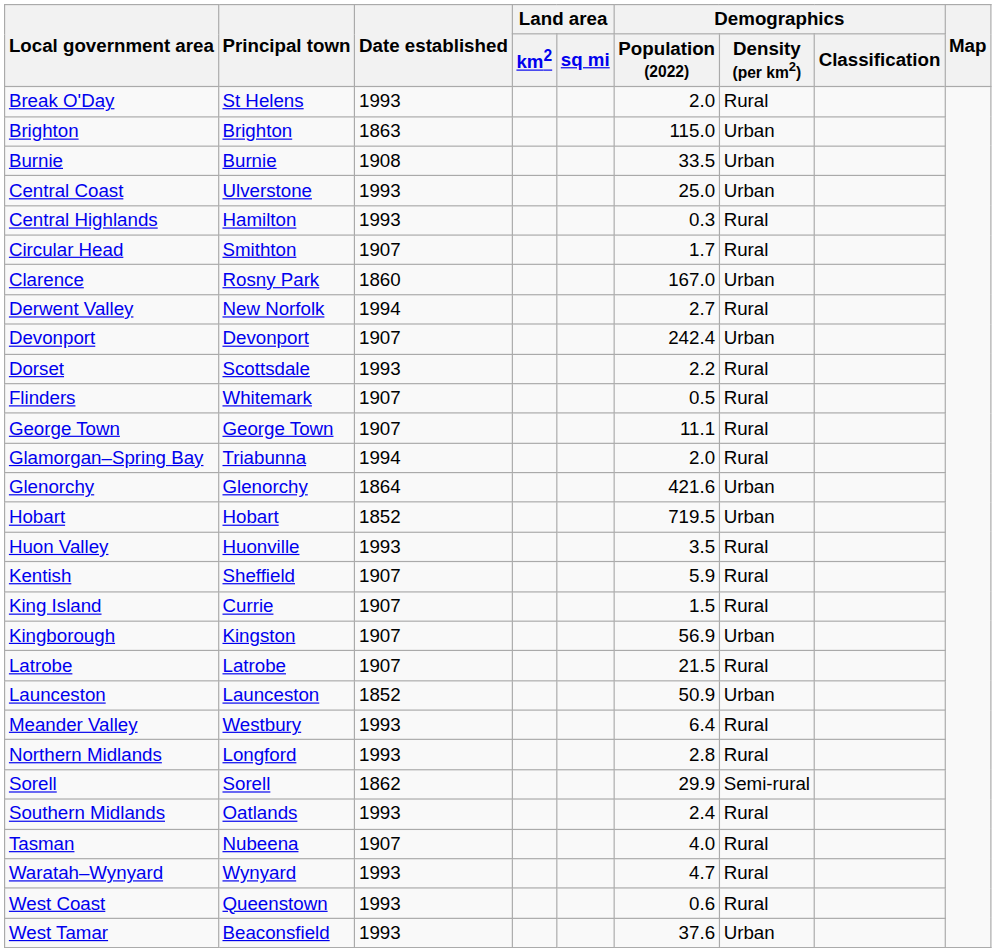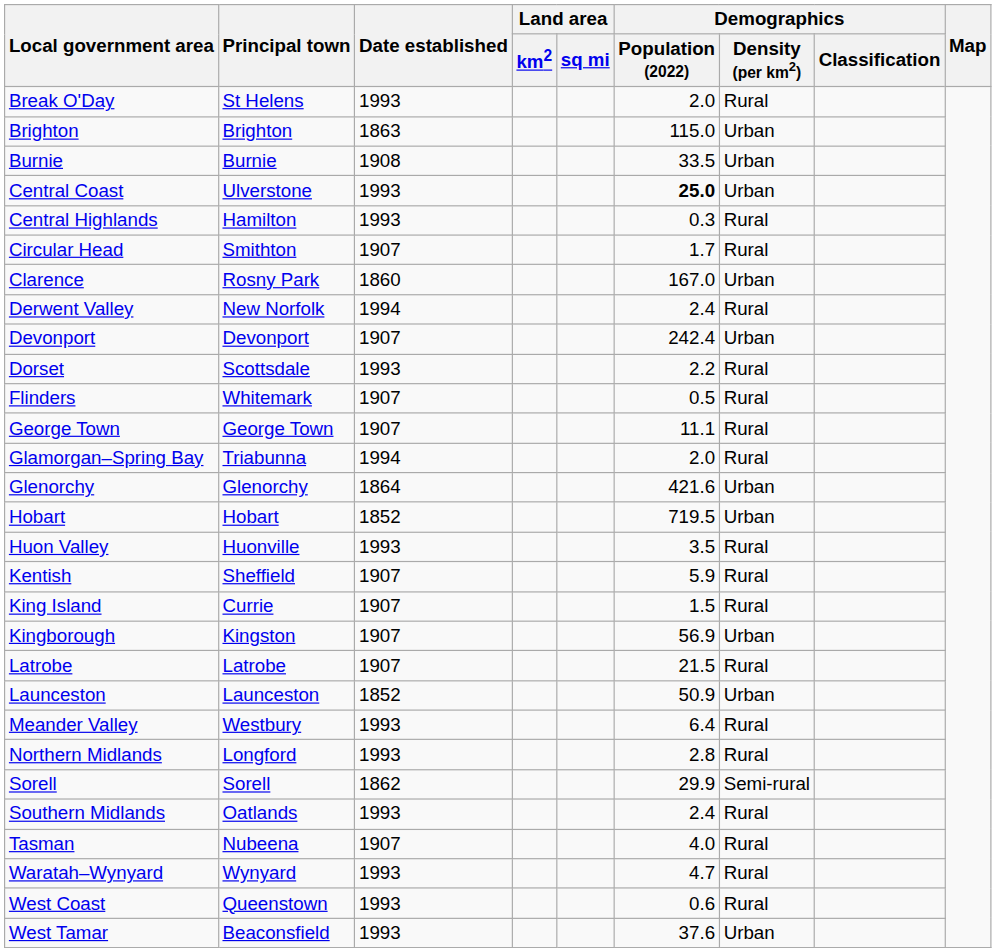(697, 190) normal -> (697, 190) bold
(702, 309) 2.7 -> (702, 309) 2.4
